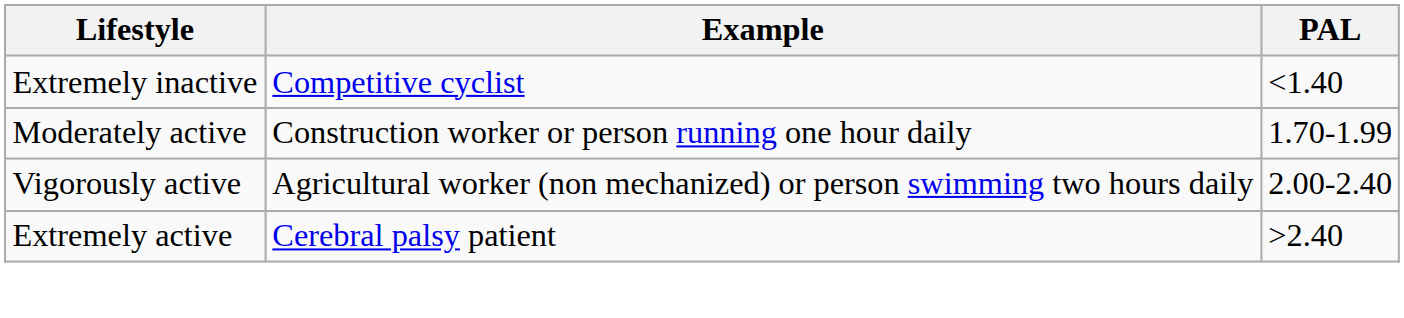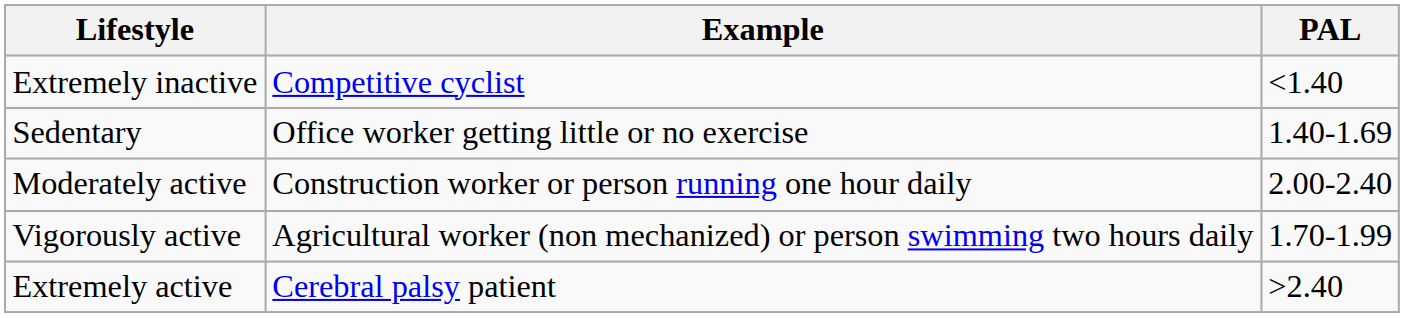+ row: (77, 132)
(1330, 132) 1.70-1.99 -> (1330, 183) 2.00-2.40
(1330, 183) 2.00-2.40 -> (1330, 235) 1.70-1.99
